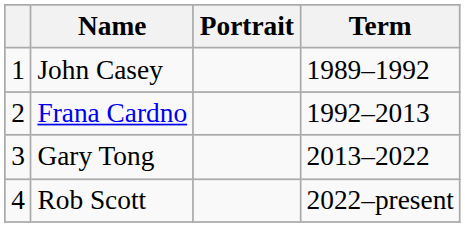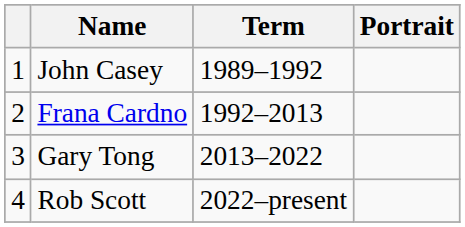columns swapped: (247, 26) <-> (380, 26)
